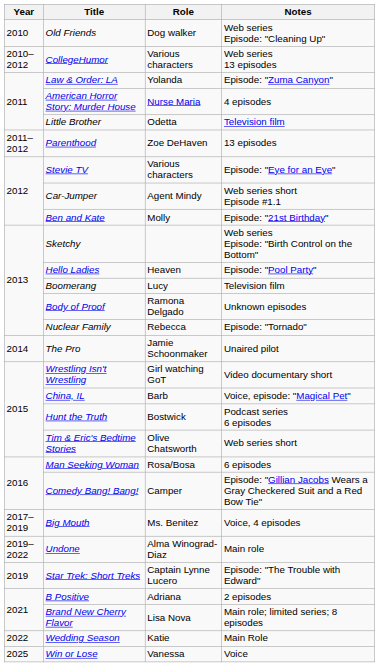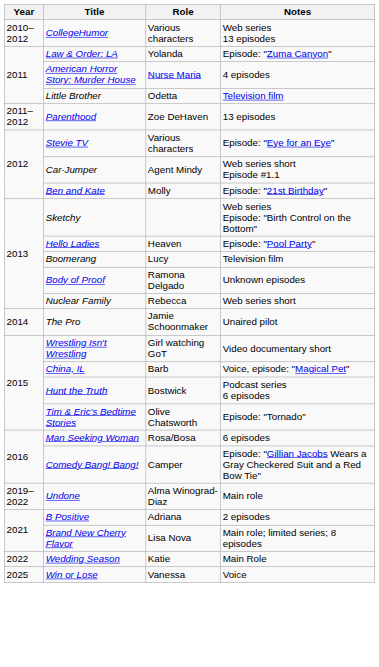- row: (71, 33)
(265, 327) Episode: "Tornado" -> (259, 301) Web series short
(260, 443) Web series short -> (264, 417) Episode: "Tornado"
- row: (68, 522)
- row: (93, 575)
